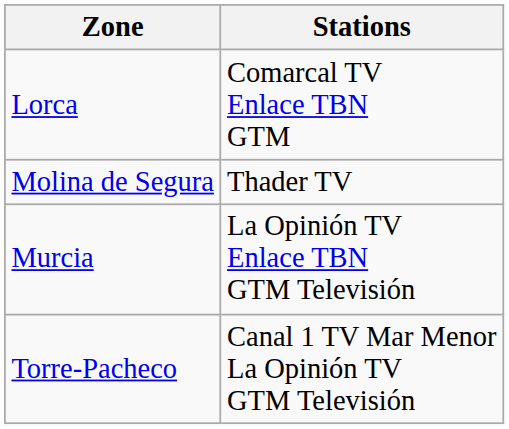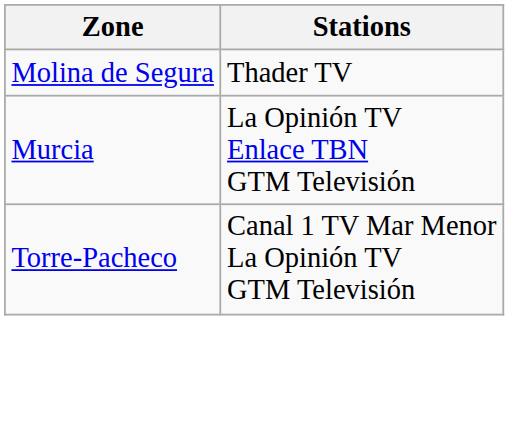- row: (45, 104)
